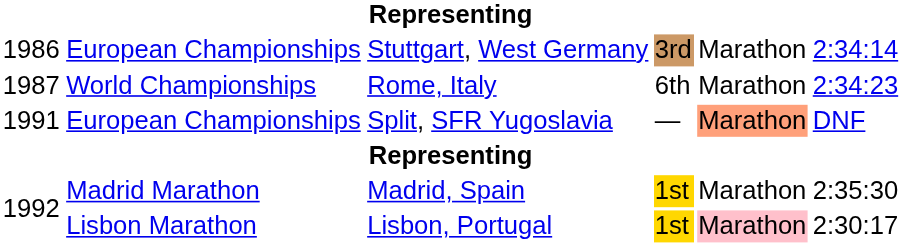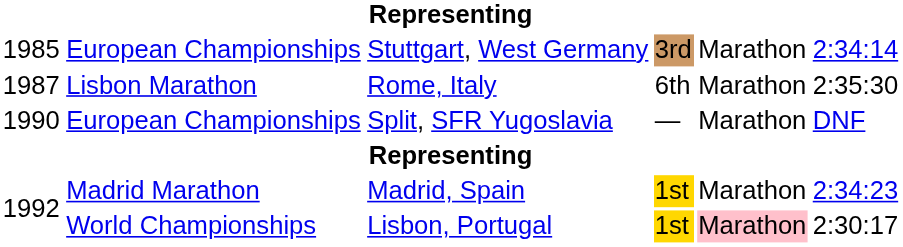(31, 50) 1986 -> (31, 50) 1985
(191, 85) World Championships -> (162, 85) Lisbon Marathon
(855, 85) 2:34:23 -> (855, 85) 2:35:30
(31, 120) 1991 -> (31, 120) 1990
(752, 120) lightsalmon background -> (752, 120) no background
(855, 190) 2:35:30 -> (855, 190) 2:34:23
(162, 226) Lisbon Marathon -> (191, 226) World Championships
